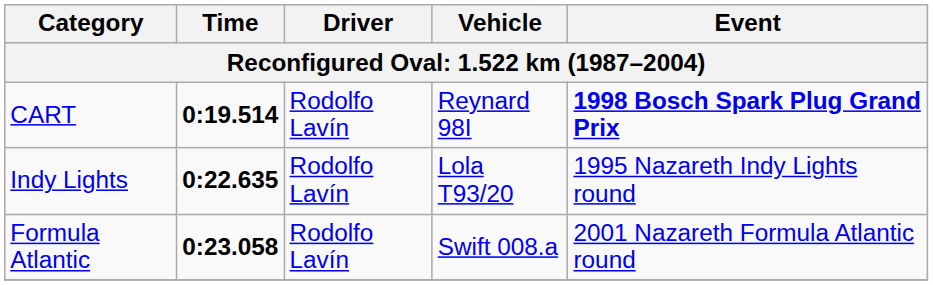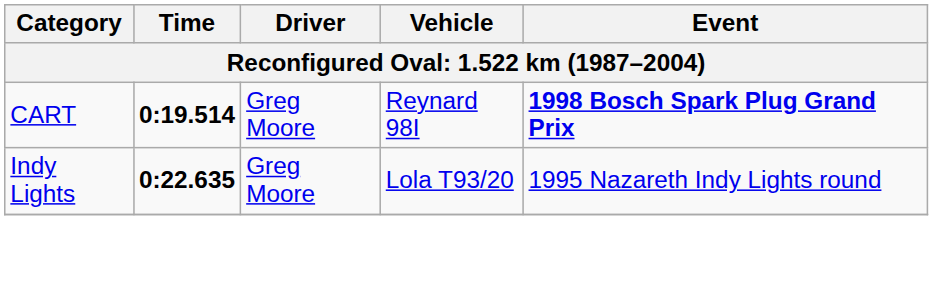(331, 114) Rodolfo Lavín -> (281, 114) Greg Moore
(331, 180) Rodolfo Lavín -> (281, 180) Greg Moore
- row: (55, 246)
